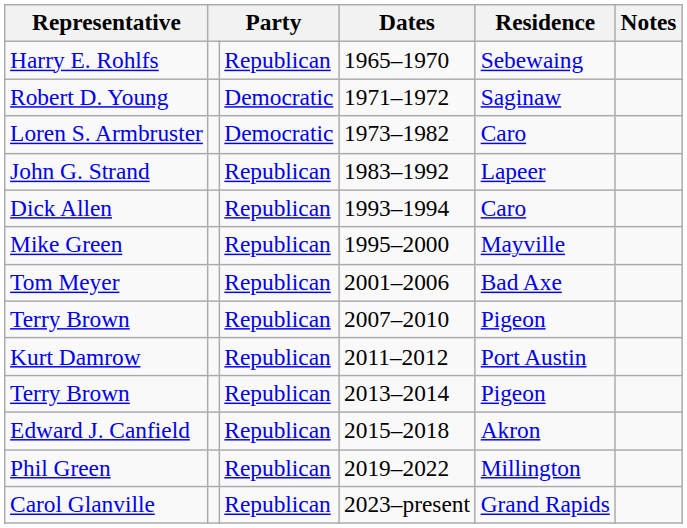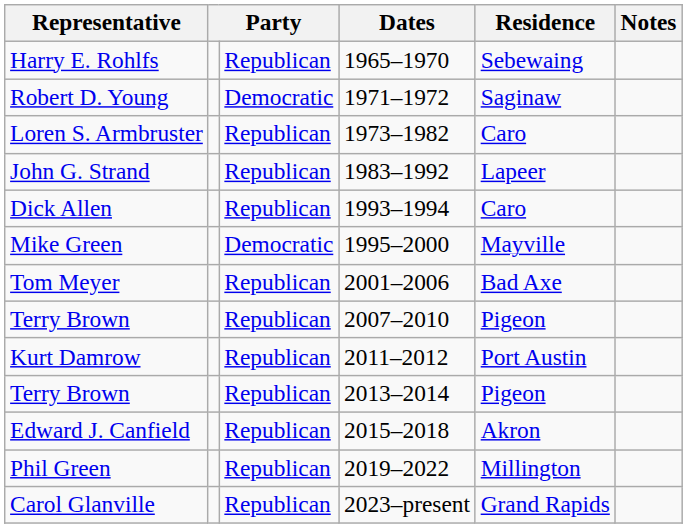(279, 134) Democratic -> (278, 134) Republican
(278, 245) Republican -> (279, 245) Democratic
